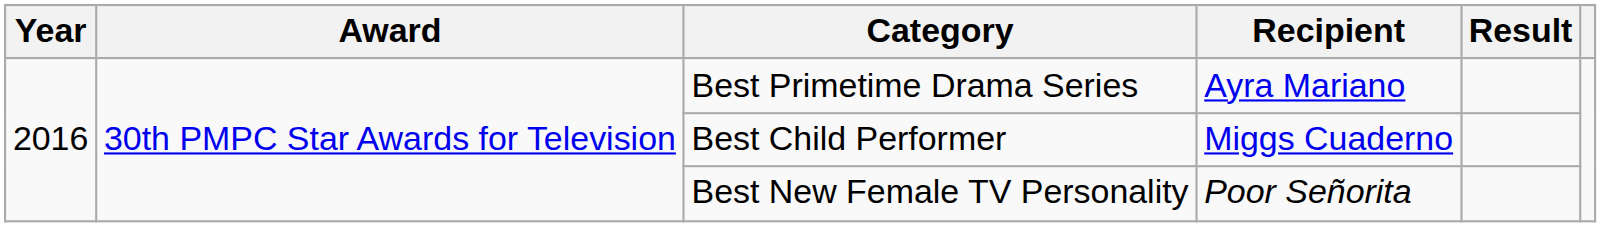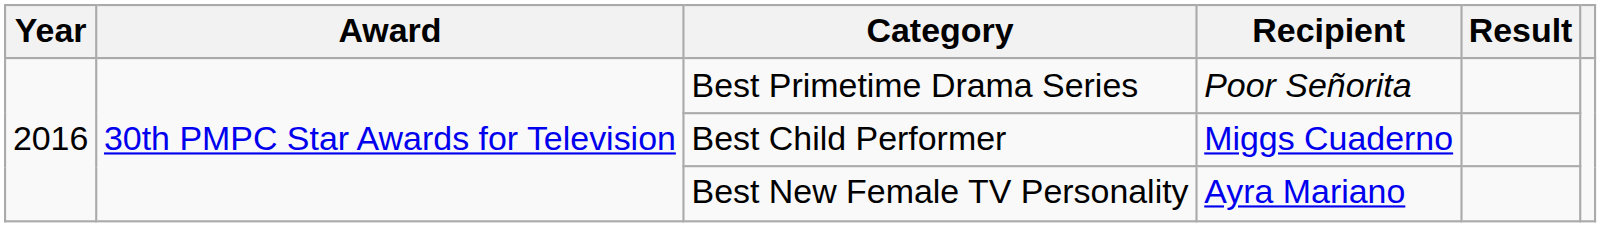(1305, 85) Ayra Mariano -> (1308, 85) Poor Señorita
(1308, 192) Poor Señorita -> (1305, 192) Ayra Mariano
